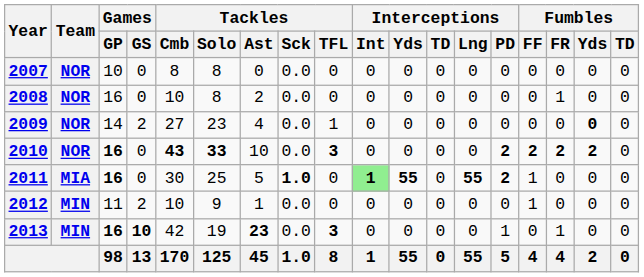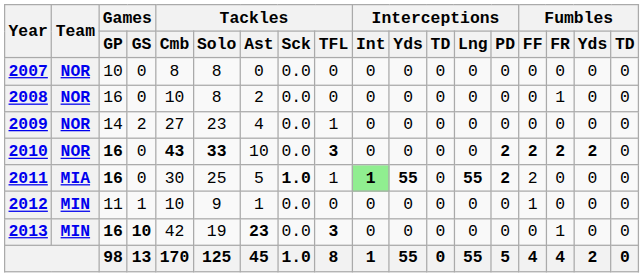(592, 125) bold -> (592, 125) normal
(333, 178) 0 -> (333, 178) 1
(533, 178) 1 -> (533, 178) 2
(142, 205) 2 -> (142, 205) 1
(505, 232) 1 -> (505, 232) 0
